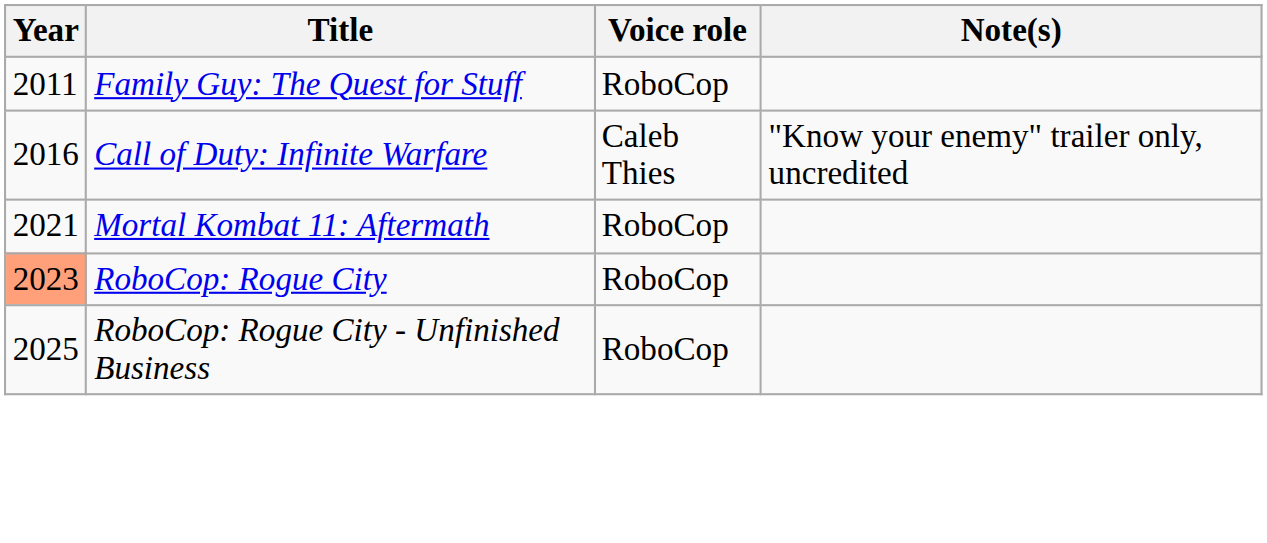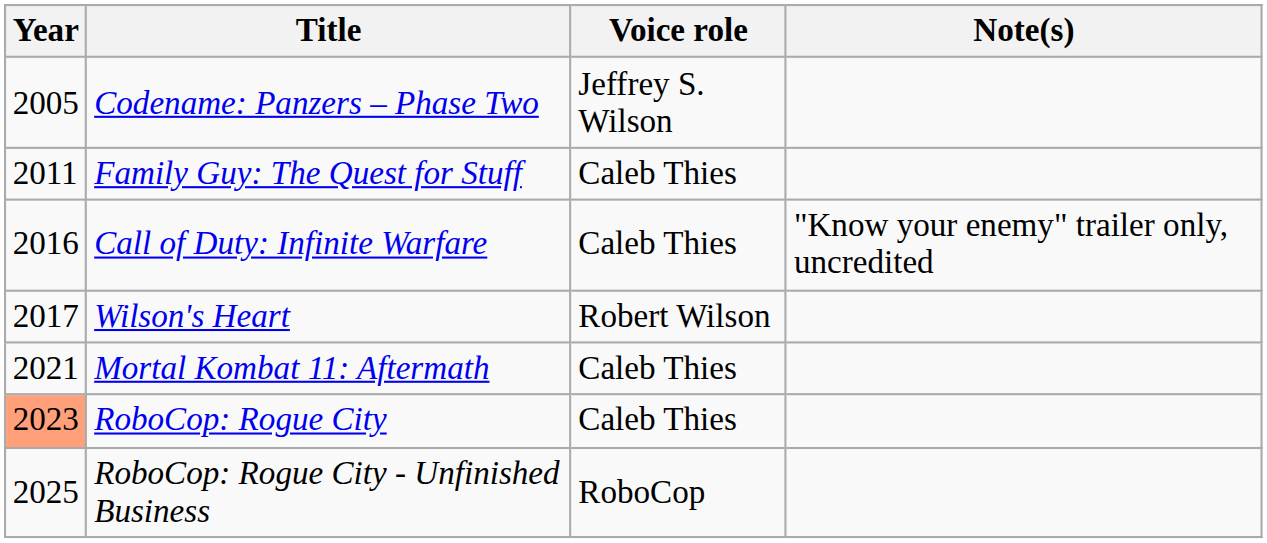+ row: (316, 101)
(665, 83) RoboCop -> (658, 173) Caleb Thies
+ row: (192, 315)
(665, 225) RoboCop -> (658, 367) Caleb Thies
(665, 278) RoboCop -> (658, 420) Caleb Thies
